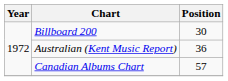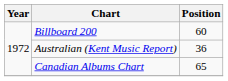(201, 31) 30 -> (201, 31) 60
(201, 66) 57 -> (201, 66) 65
